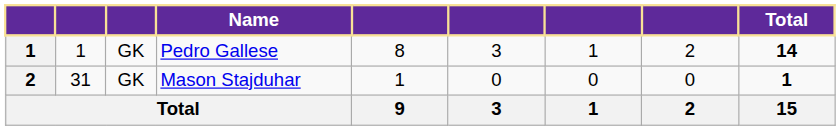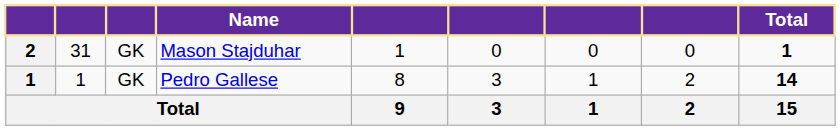rows swapped: (219, 50) <-> (231, 80)
